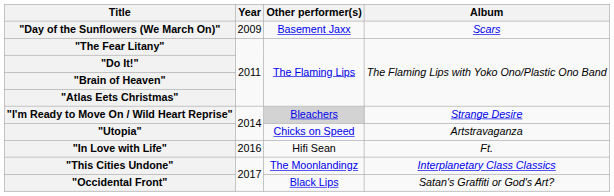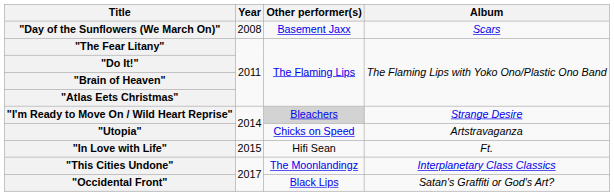(250, 30) 2009 -> (250, 30) 2008
(250, 149) 2016 -> (250, 149) 2015
